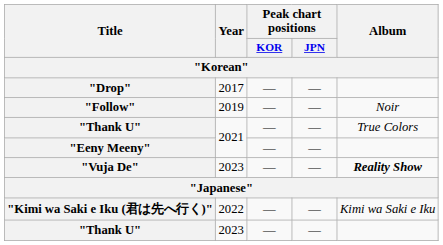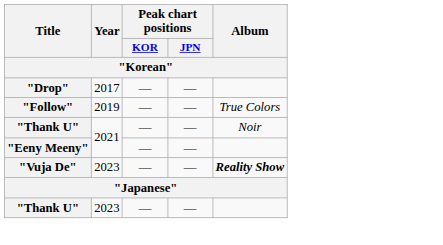(388, 107) Noir -> (250, 107) True Colors
(388, 127) True Colors -> (250, 127) Noir
- row: (110, 208)
